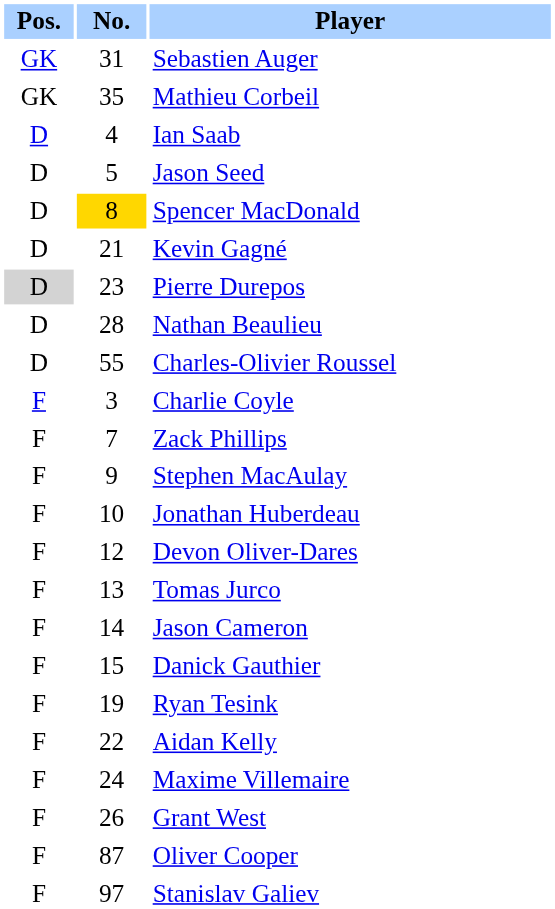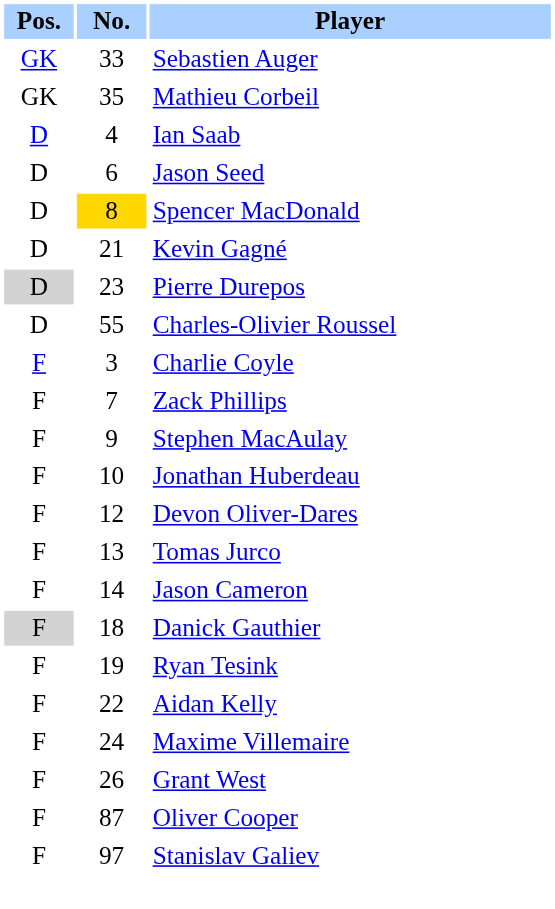(112, 59) 31 -> (112, 59) 33
(112, 172) 5 -> (112, 172) 6
- row: (237, 324)
(39, 665) no background -> (39, 627) lightgrey background
(112, 665) 15 -> (112, 627) 18
